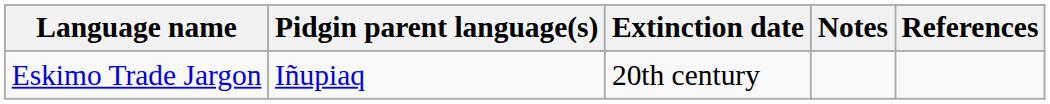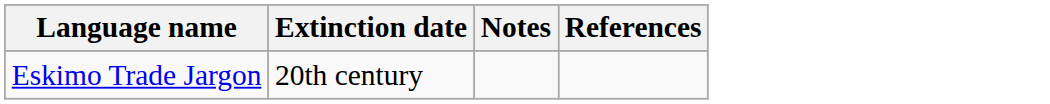- column: (437, 27)
